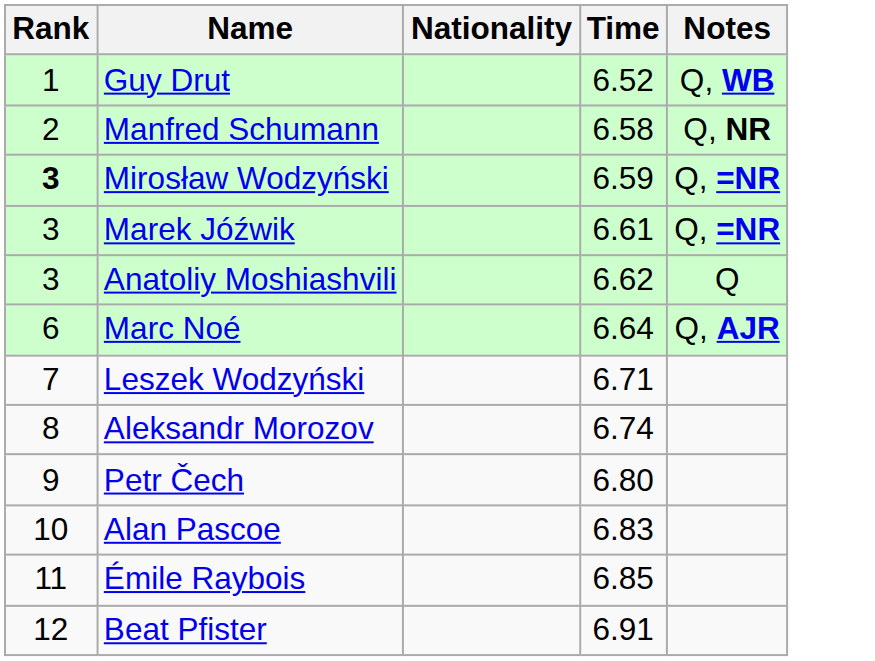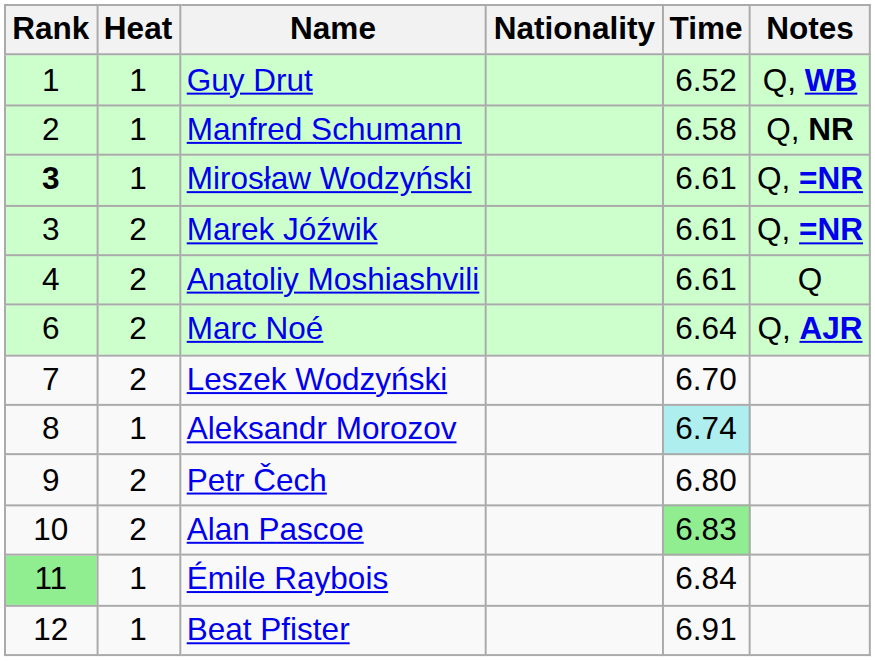+ column: (138, 29)
(623, 179) 6.59 -> (706, 179) 6.61
(51, 279) 3 -> (51, 279) 4
(623, 279) 6.62 -> (706, 279) 6.61
(623, 379) 6.71 -> (706, 379) 6.70
(623, 429) no background -> (706, 429) paleturquoise background
(623, 529) no background -> (706, 529) lightgreen background
(51, 579) no background -> (51, 579) lightgreen background
(623, 579) 6.85 -> (706, 579) 6.84
